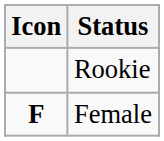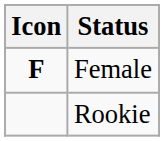rows swapped: (112, 69) <-> (113, 113)
